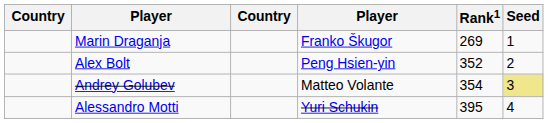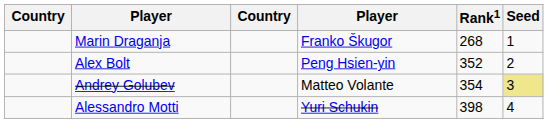(471, 41) 269 -> (471, 41) 268
(471, 107) 395 -> (471, 107) 398
